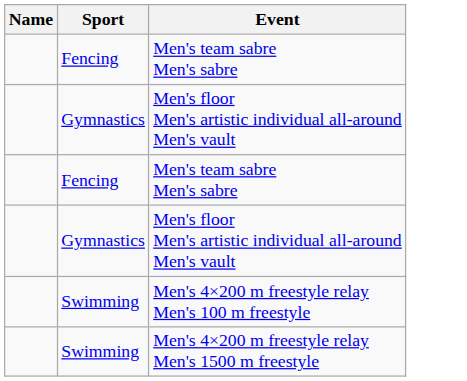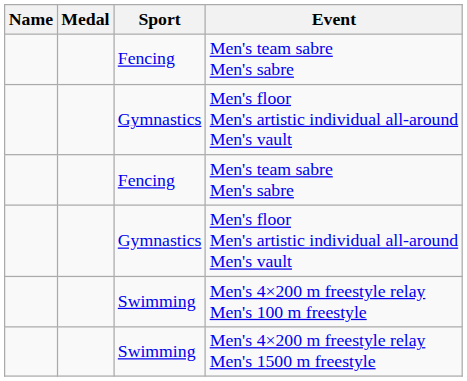+ column: (85, 19)
